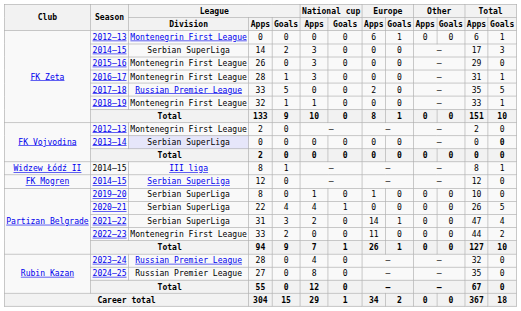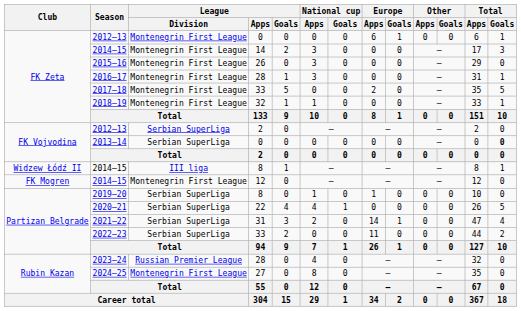(189, 50) Serbian SuperLiga -> (189, 50) Montenegrin First League
(189, 90) Russian Premier League -> (189, 90) Montenegrin First League
(189, 129) Montenegrin First League -> (189, 129) Serbian SuperLiga
(189, 142) lavender background -> (189, 142) no background
(189, 182) Serbian SuperLiga -> (189, 182) Montenegrin First League
(189, 234) Montenegrin First League -> (189, 234) Serbian SuperLiga
(189, 274) Russian Premier League -> (189, 274) Montenegrin First League
